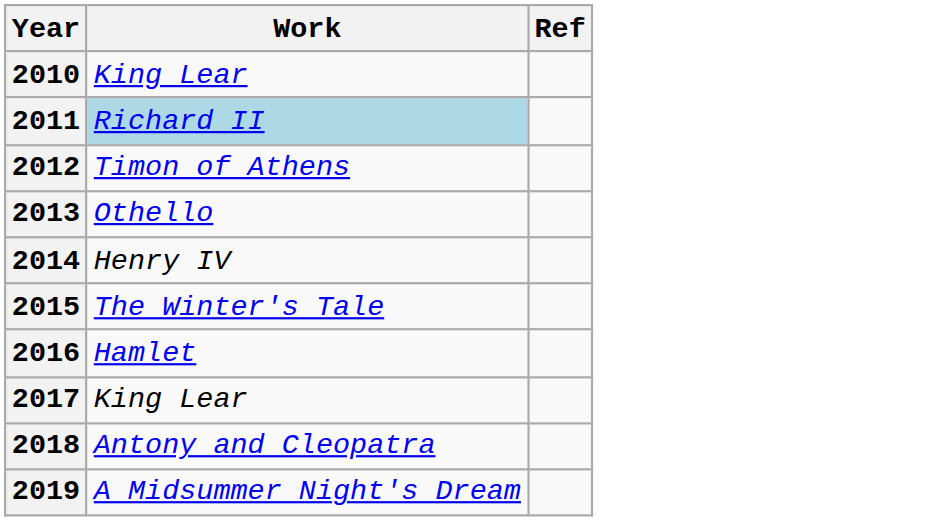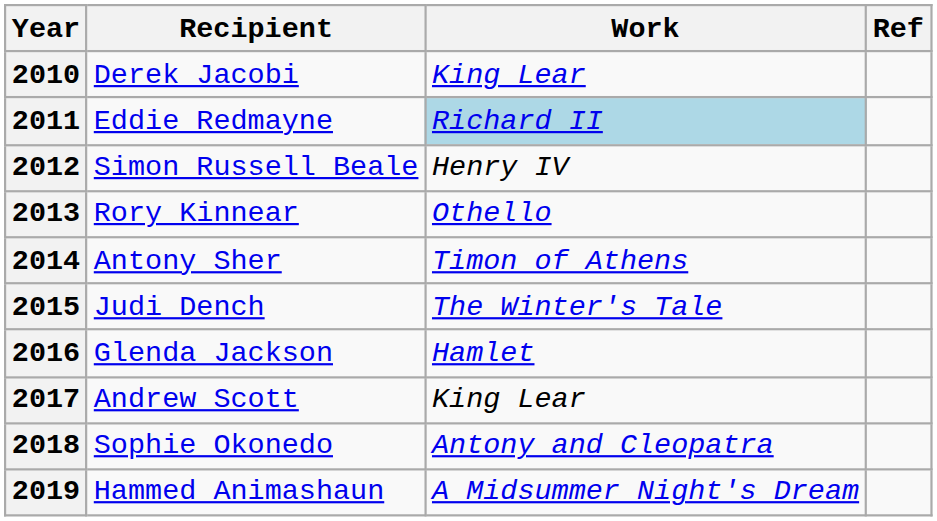+ column: (256, 28)
(222, 167) Timon of Athens -> (500, 167) Henry IV
(162, 260) Henry IV -> (560, 260) Timon of Athens
